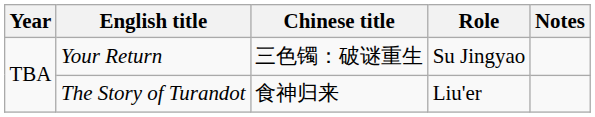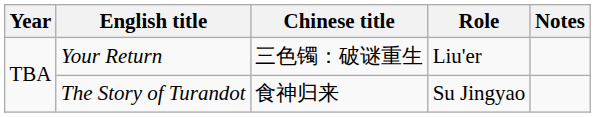(479, 56) Su Jingyao -> (457, 56) Liu'er
(457, 93) Liu'er -> (479, 93) Su Jingyao
